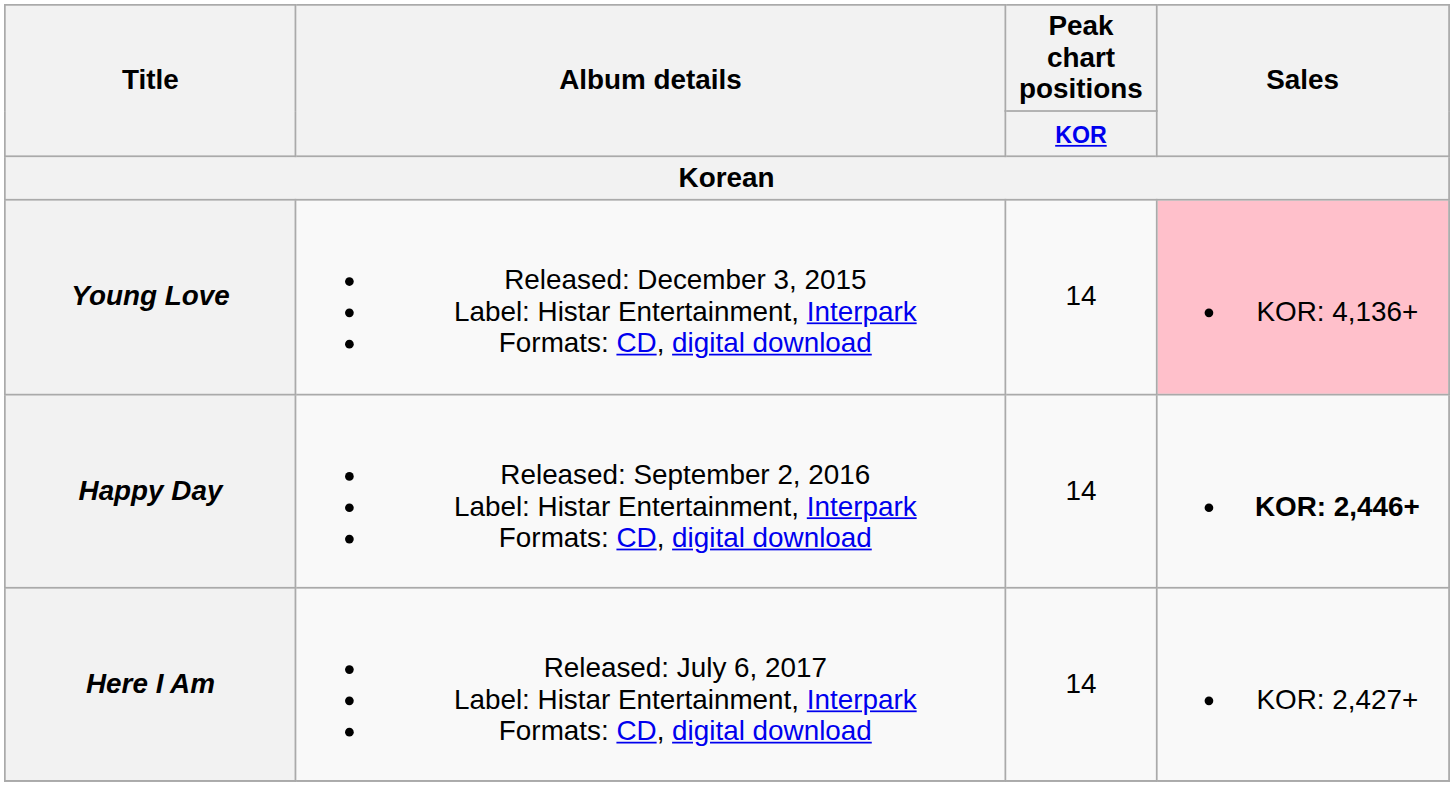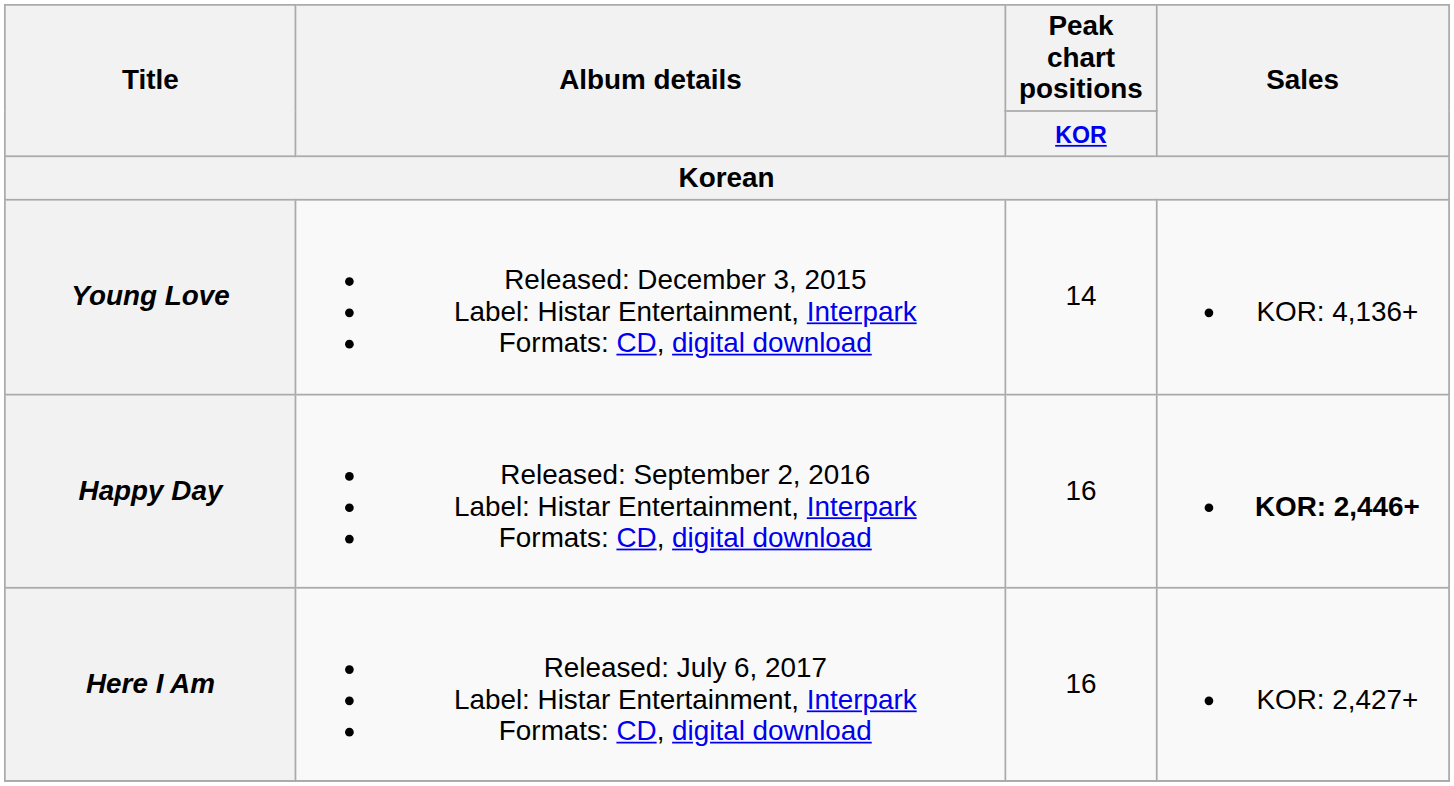(1303, 313) pink background -> (1303, 313) no background
(1081, 490) 14 -> (1081, 490) 16
(1081, 684) 14 -> (1081, 684) 16
